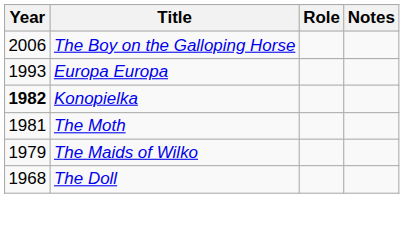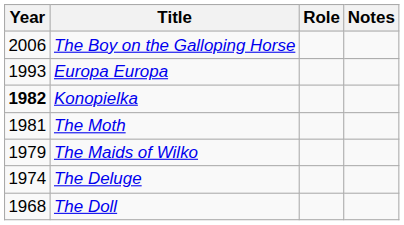+ row: (98, 179)
